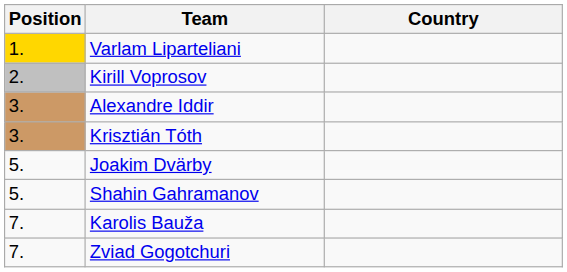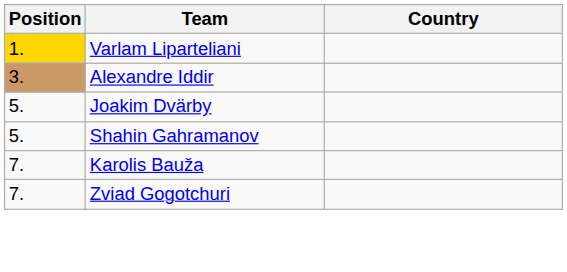- row: (148, 77)
- row: (146, 135)
